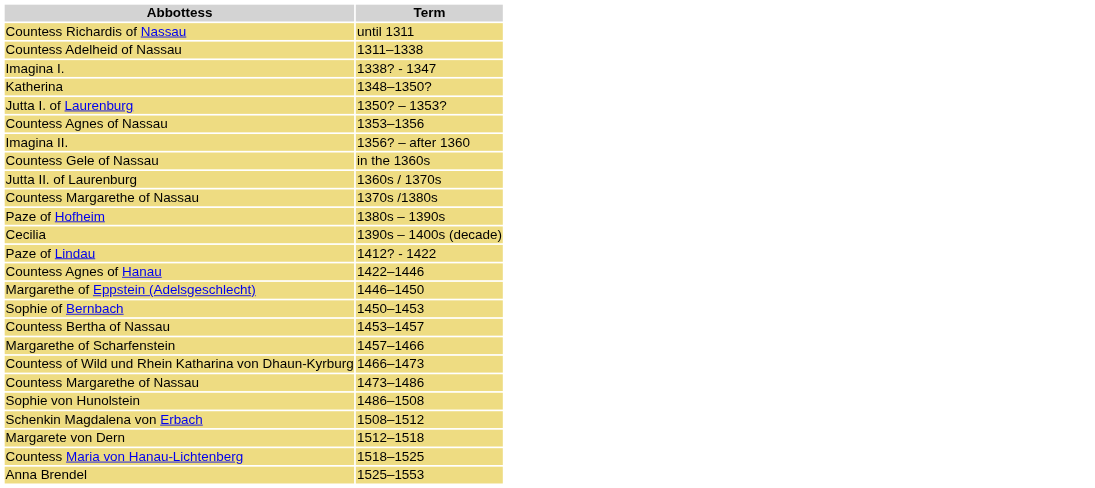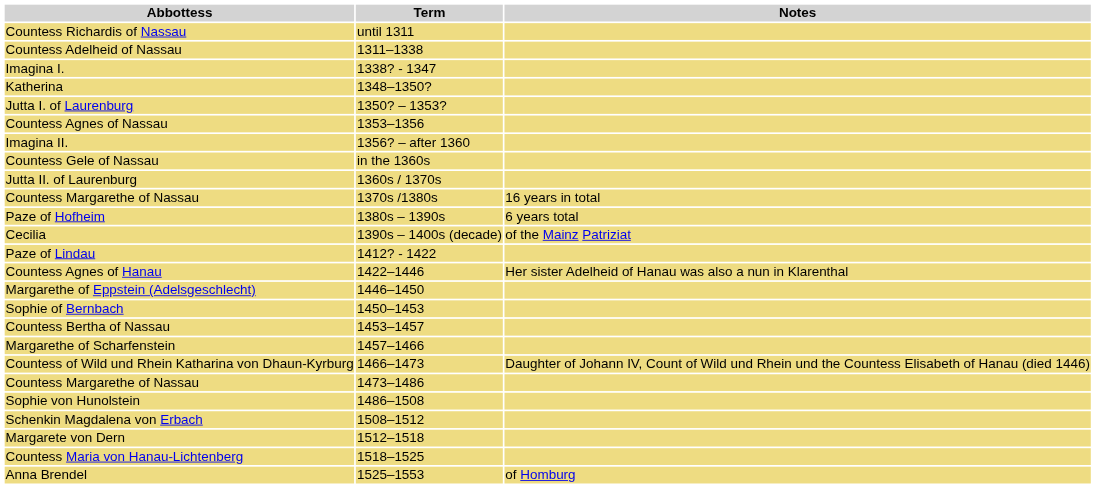+ column: (798, 13)
